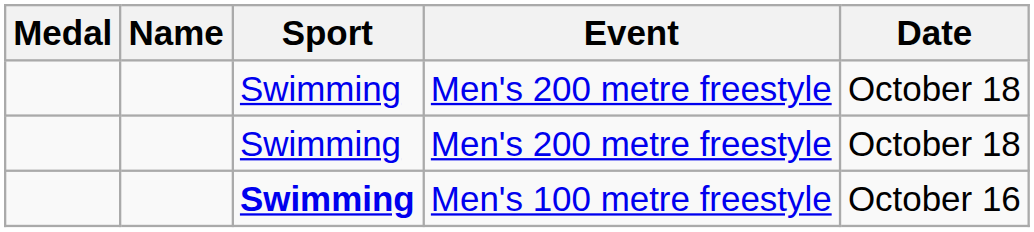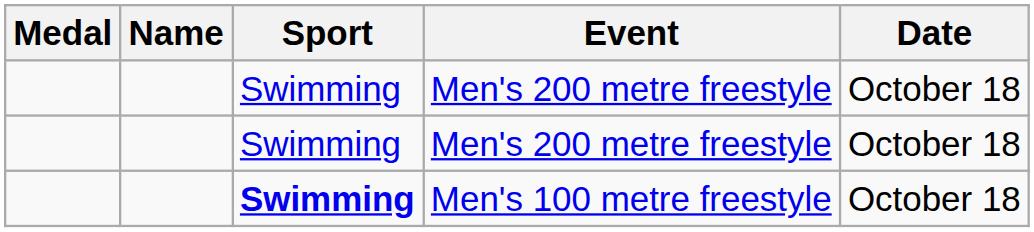(934, 199) October 16 -> (934, 199) October 18
